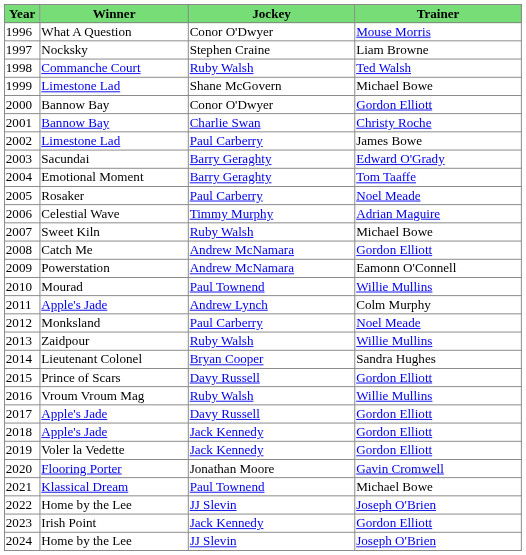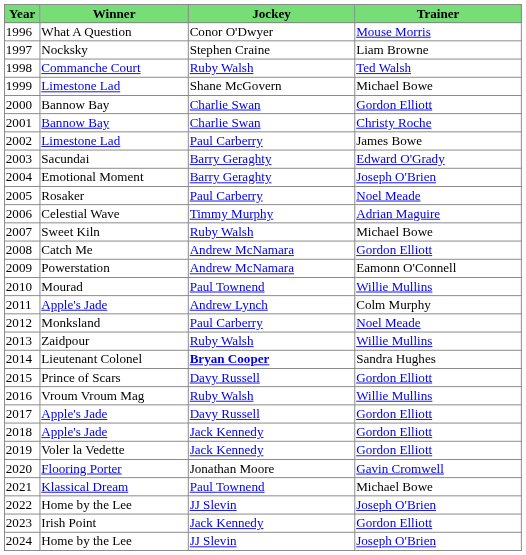(231, 104) Conor O'Dwyer -> (225, 104) Charlie Swan
(386, 177) Tom Taaffe -> (396, 177) Joseph O'Brien
(227, 359) normal -> (229, 359) bold
